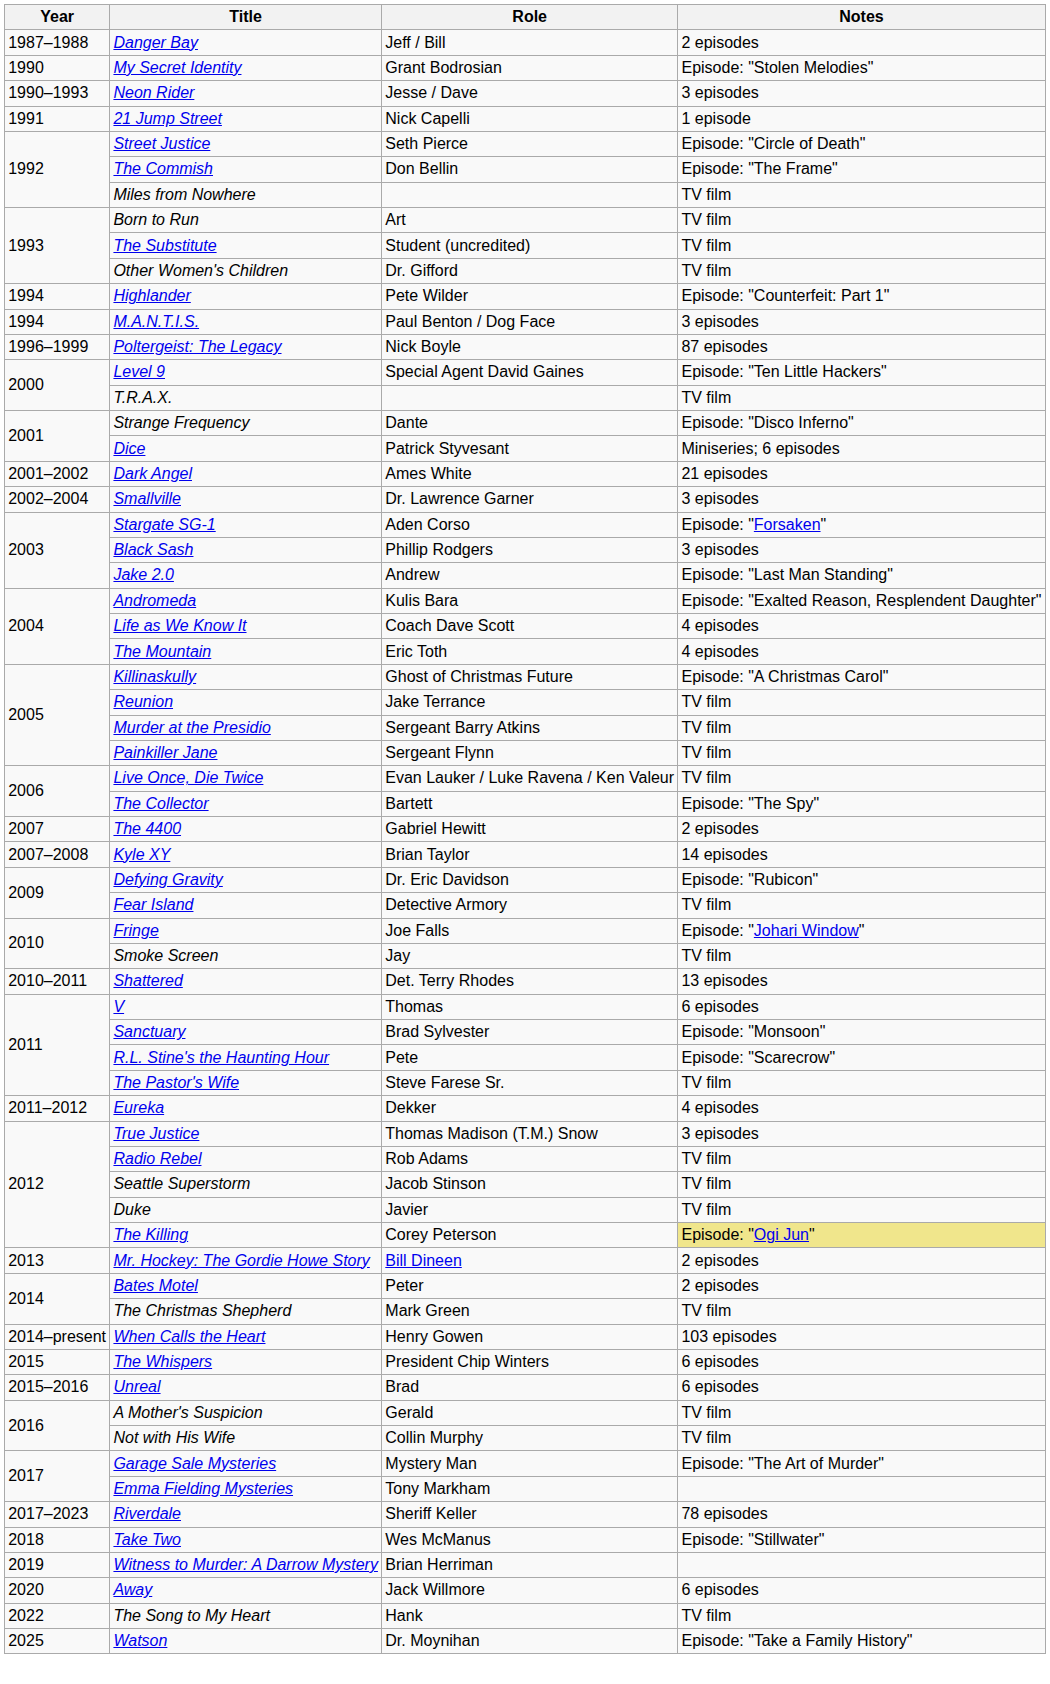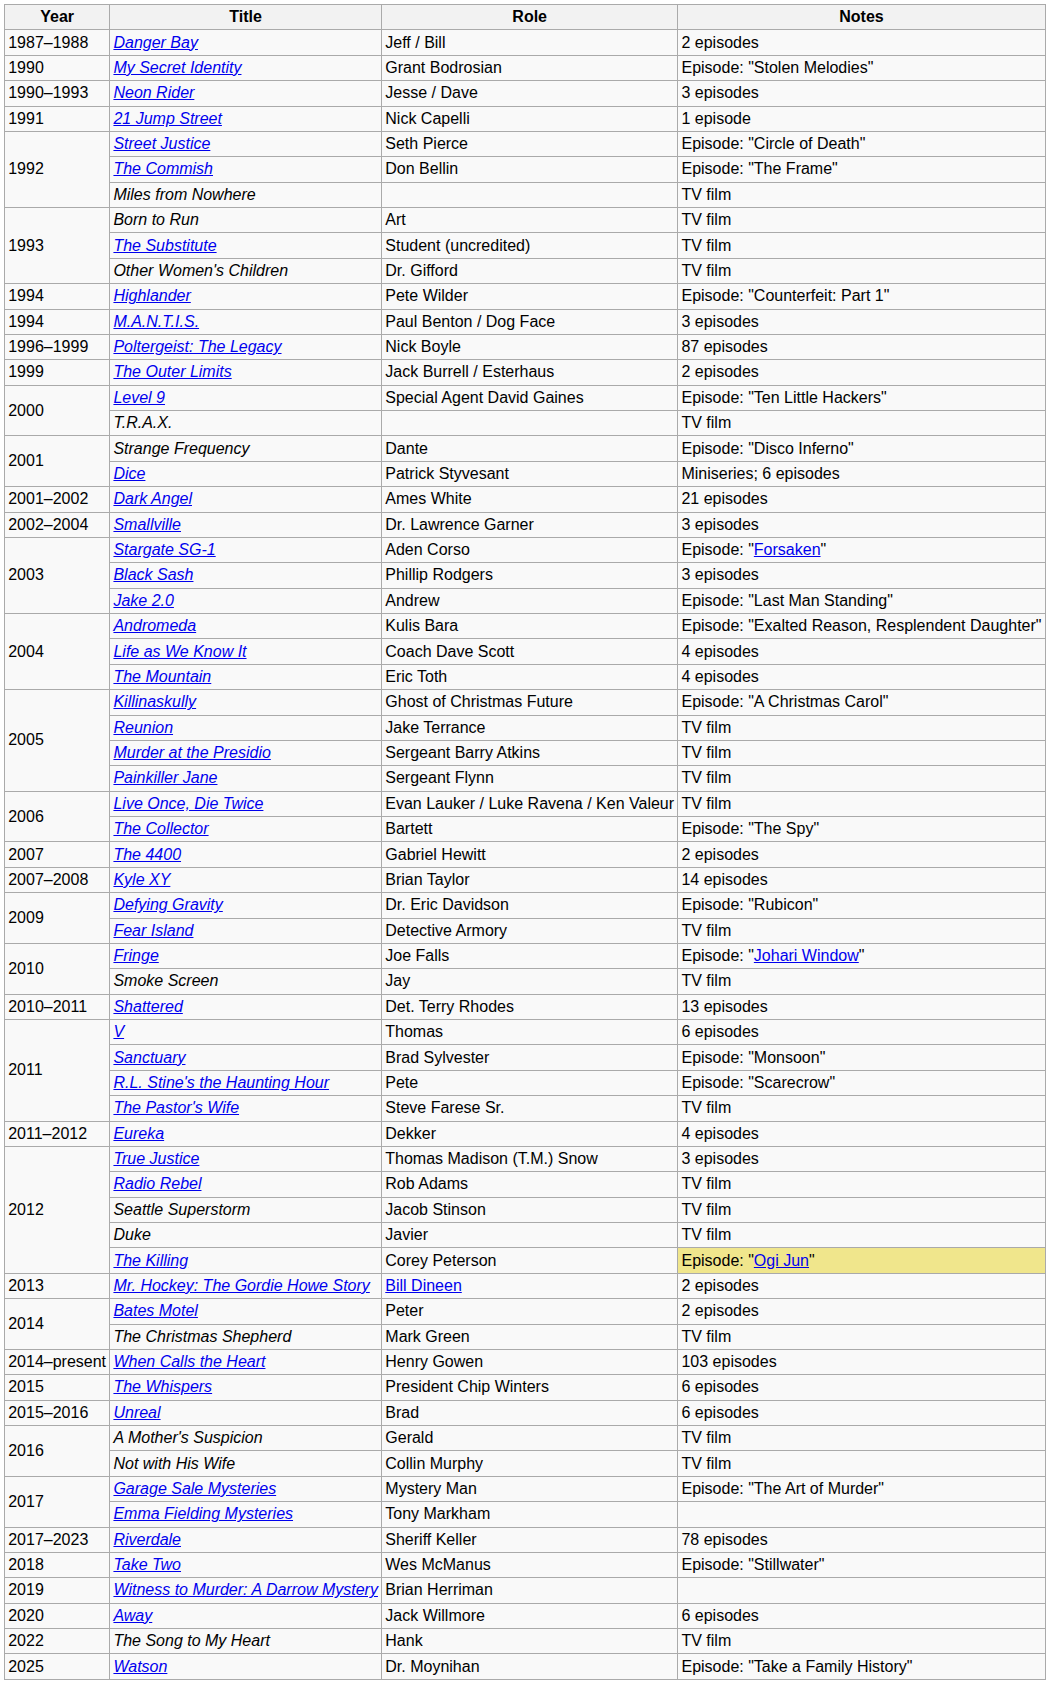+ row: (173, 372)
